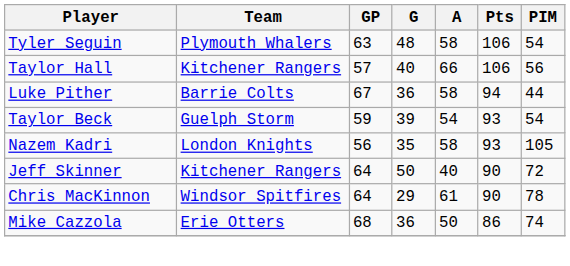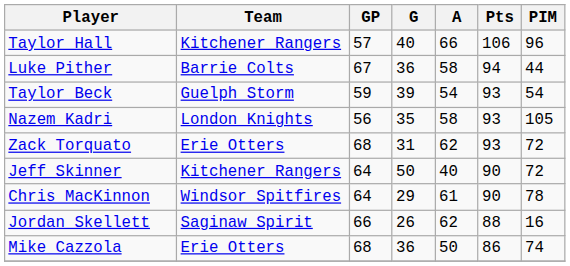- row: (65, 43)
(535, 69) 56 -> (535, 43) 96
+ row: (70, 146)
+ row: (79, 223)
